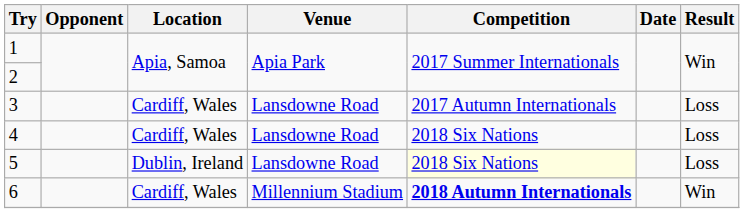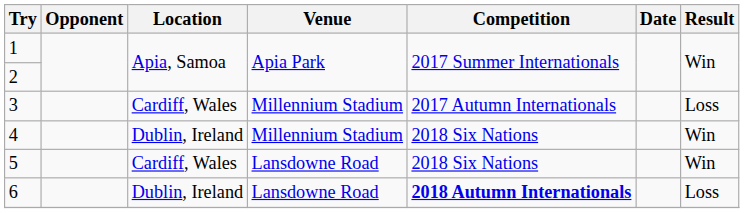(315, 105) Lansdowne Road -> (327, 105) Millennium Stadium
(184, 134) Cardiff, Wales -> (187, 134) Dublin, Ireland
(315, 134) Lansdowne Road -> (327, 134) Millennium Stadium
(702, 134) Loss -> (700, 134) Win
(187, 163) Dublin, Ireland -> (184, 163) Cardiff, Wales
(475, 163) lightyellow background -> (475, 163) no background
(702, 163) Loss -> (700, 163) Win
(184, 192) Cardiff, Wales -> (187, 192) Dublin, Ireland
(327, 192) Millennium Stadium -> (315, 192) Lansdowne Road
(700, 192) Win -> (702, 192) Loss
